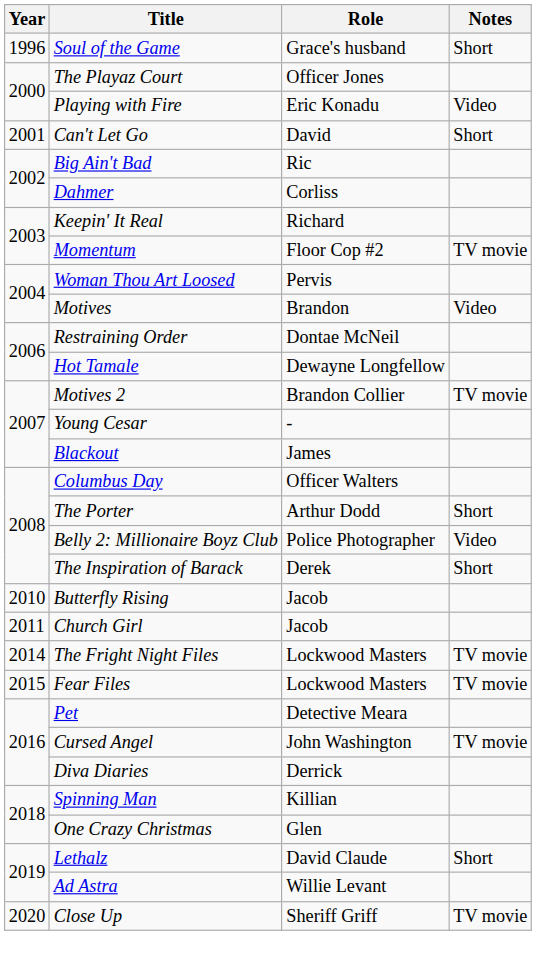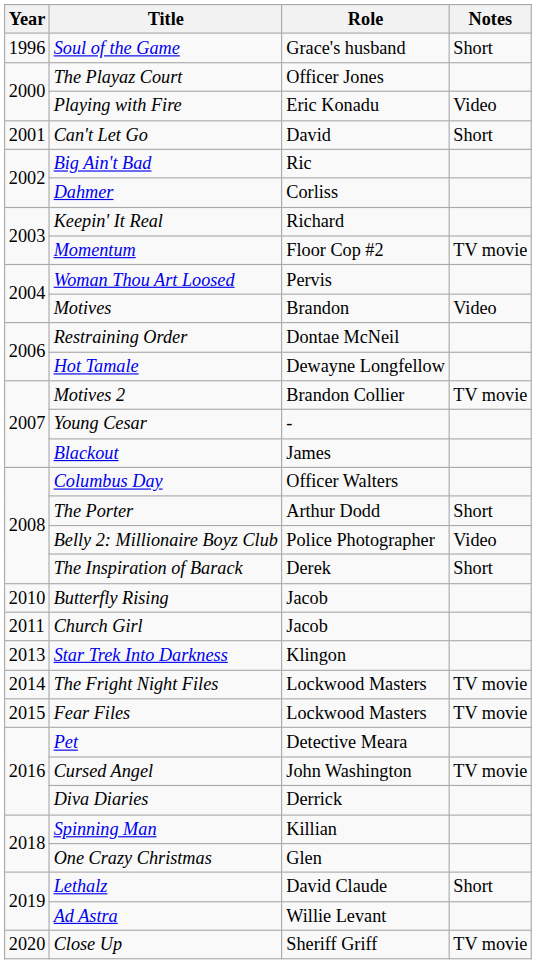+ row: (141, 655)
